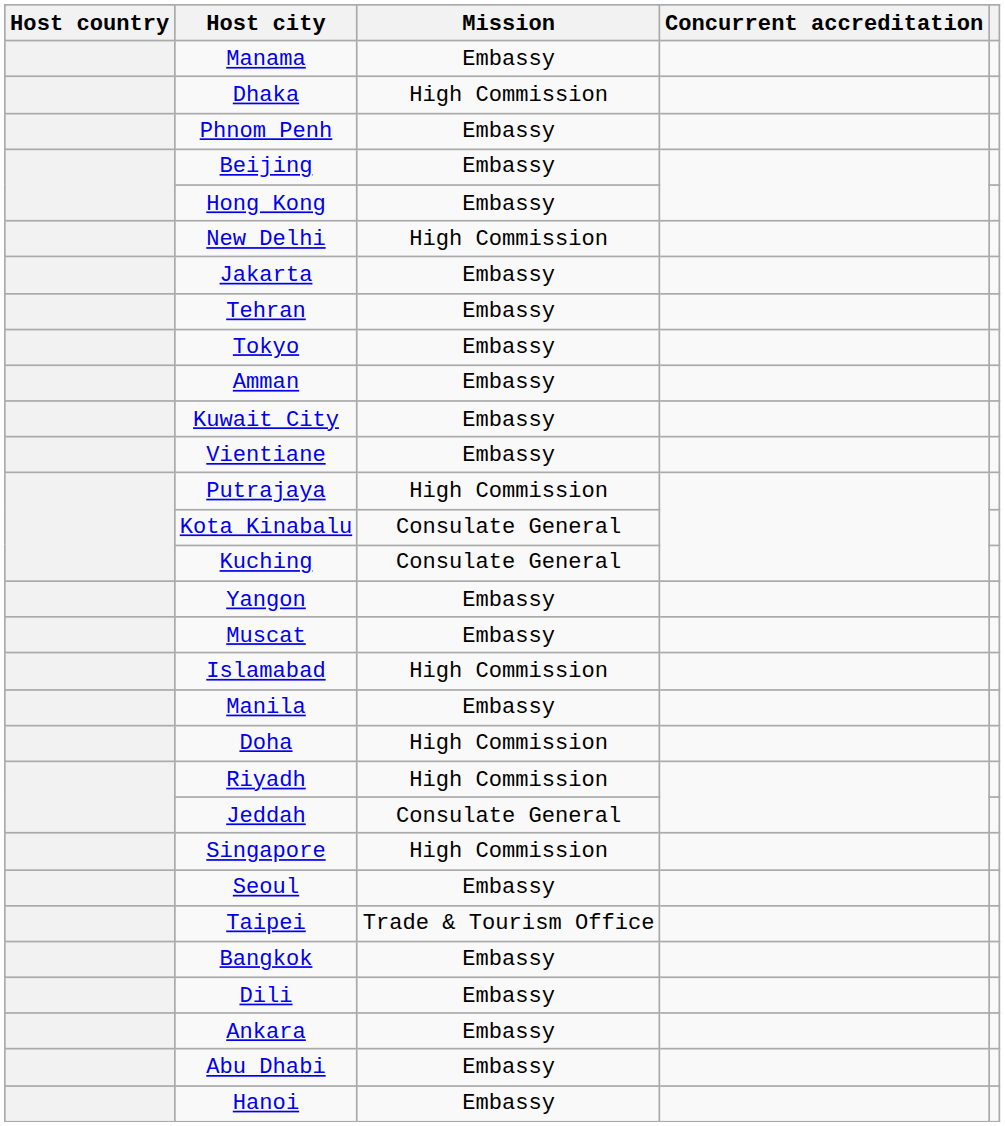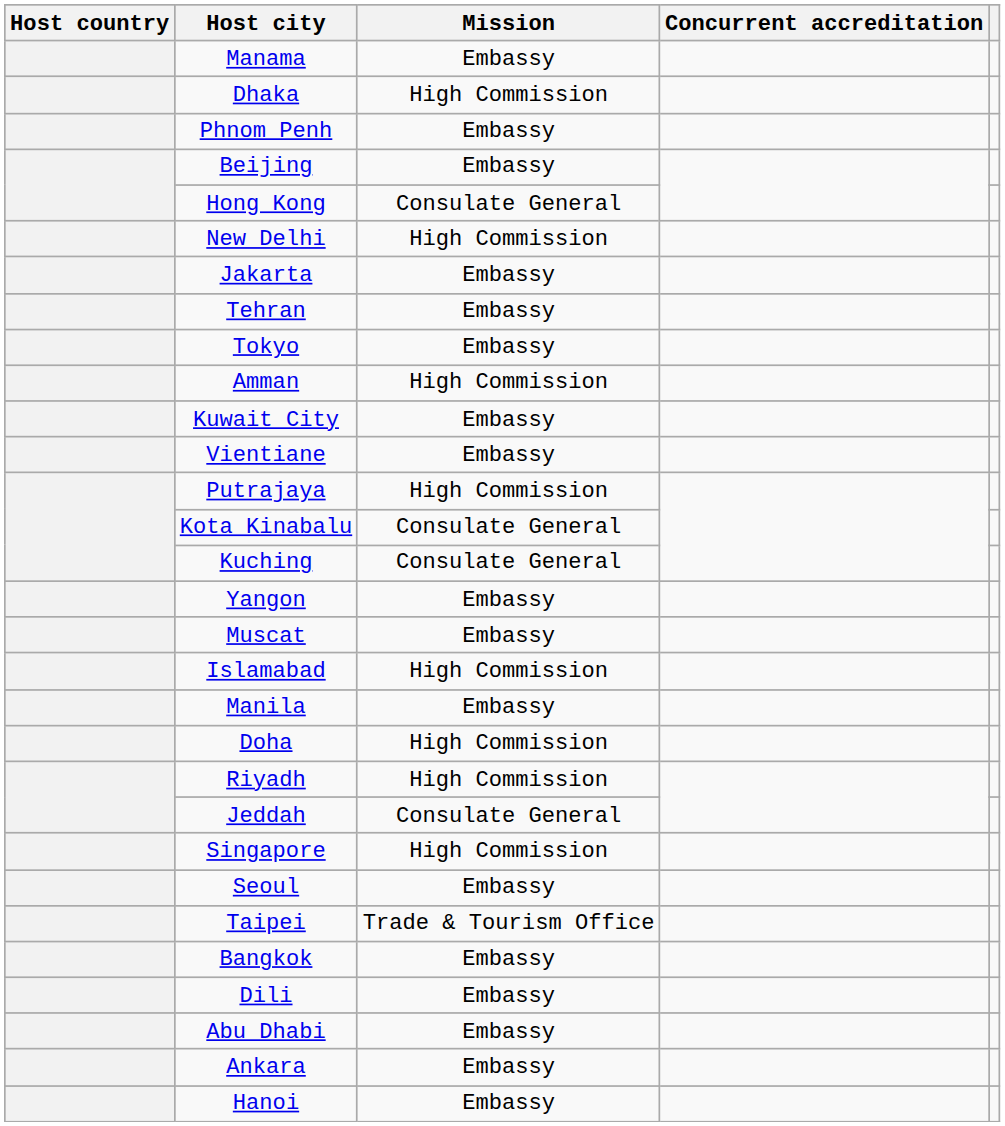(509, 203) Embassy -> (509, 203) Consulate General
(509, 383) Embassy -> (509, 383) High Commission
rows swapped: (266, 1031) <-> (266, 1067)
